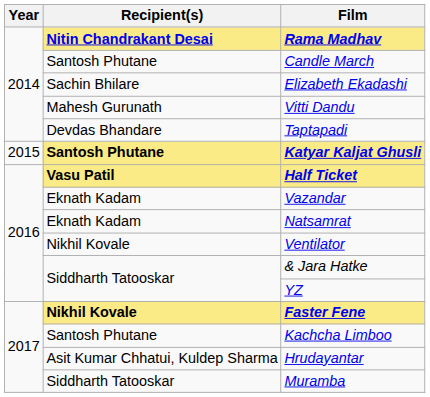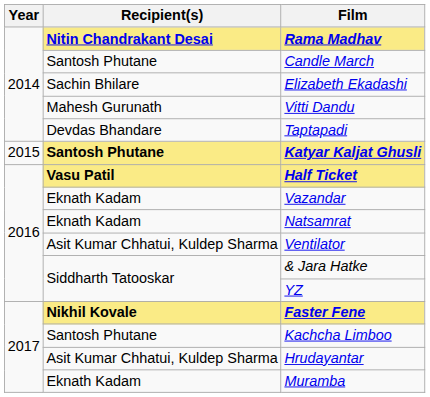(88, 244) Nikhil Kovale -> (162, 244) Asit Kumar Chhatui, Kuldep Sharma
(110, 381) Siddharth Tatooskar -> (94, 381) Eknath Kadam
